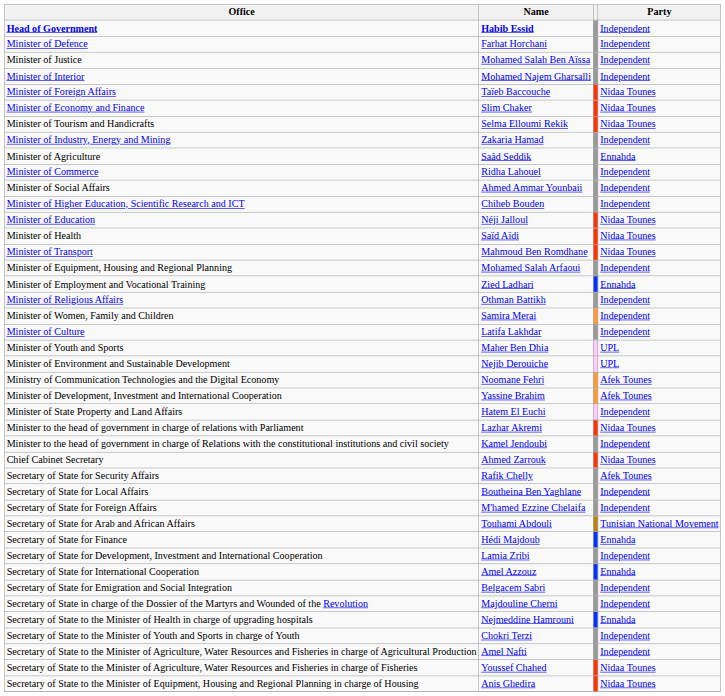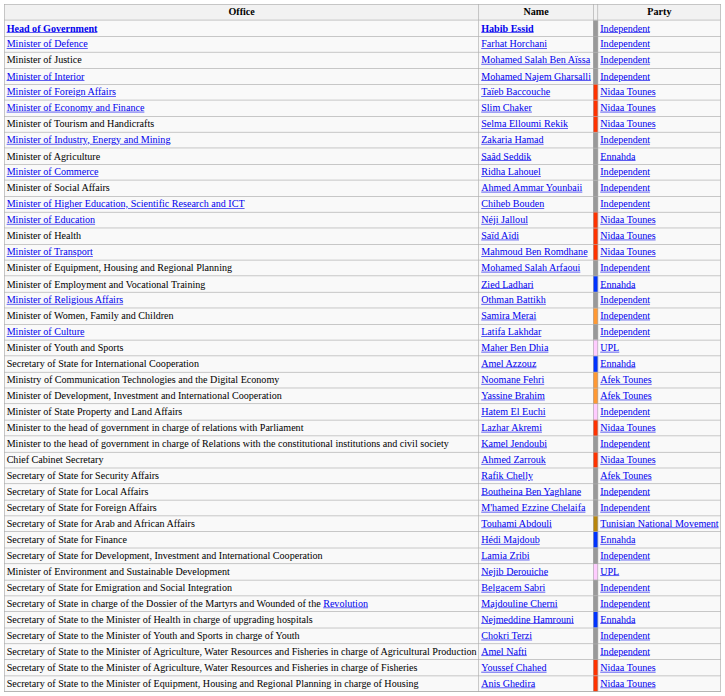rows swapped: (118, 364) <-> (103, 572)
